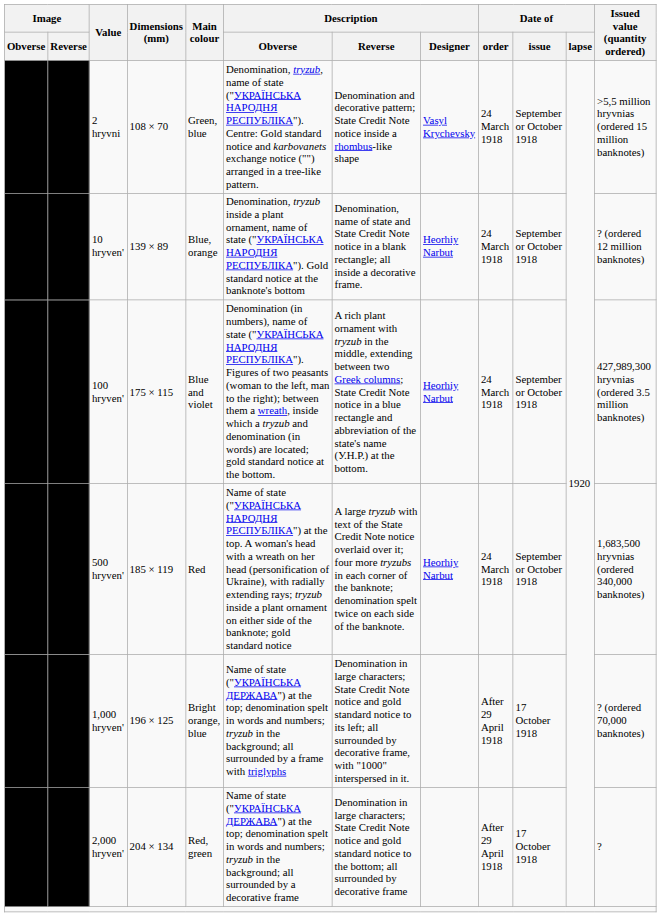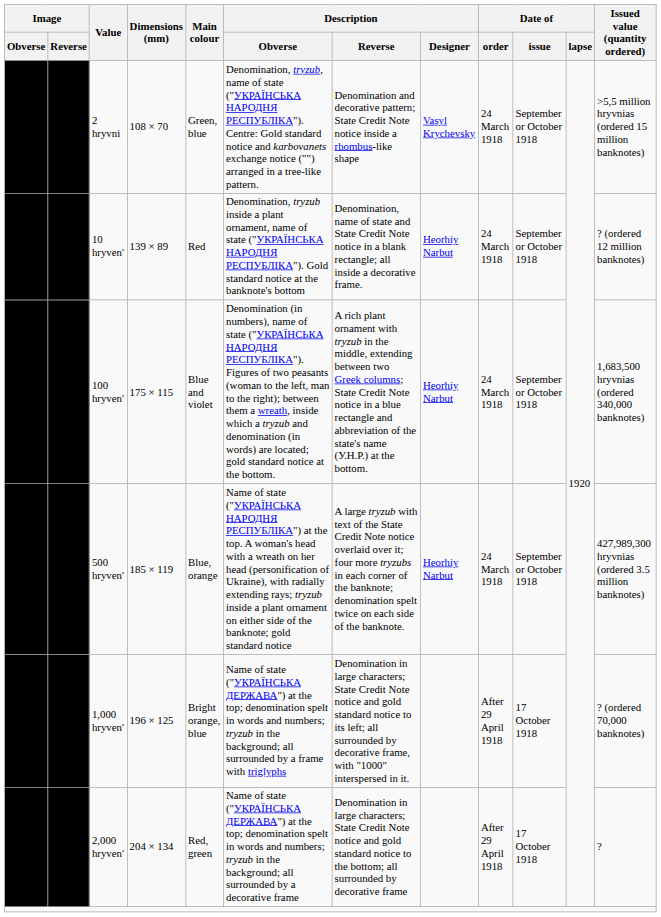(203, 247) Blue, orange -> (197, 247) Red
(624, 392) 427,989,300 hryvnias (ordered 3.5 million banknotes) -> (621, 392) 1,683,500 hryvnias (ordered 340,000 banknotes)
(197, 569) Red -> (203, 569) Blue, orange
(621, 569) 1,683,500 hryvnias (ordered 340,000 banknotes) -> (624, 569) 427,989,300 hryvnias (ordered 3.5 million banknotes)
